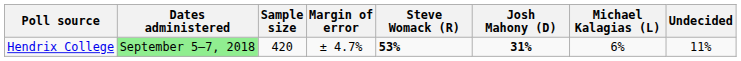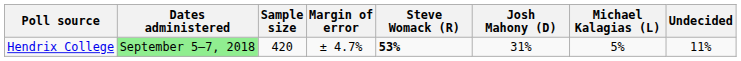(521, 47) bold -> (521, 47) normal
(618, 47) 6% -> (618, 47) 5%
